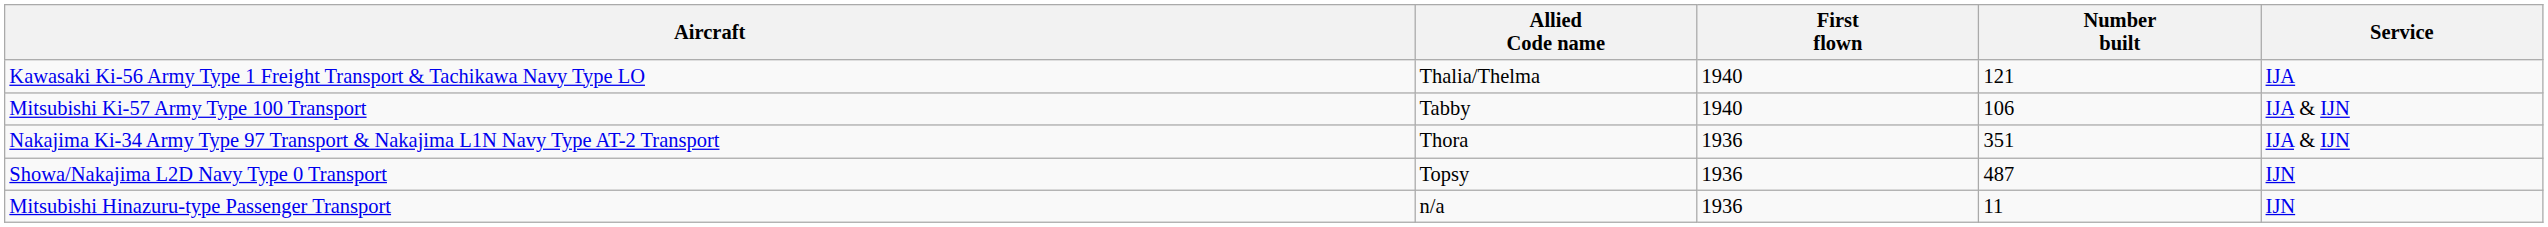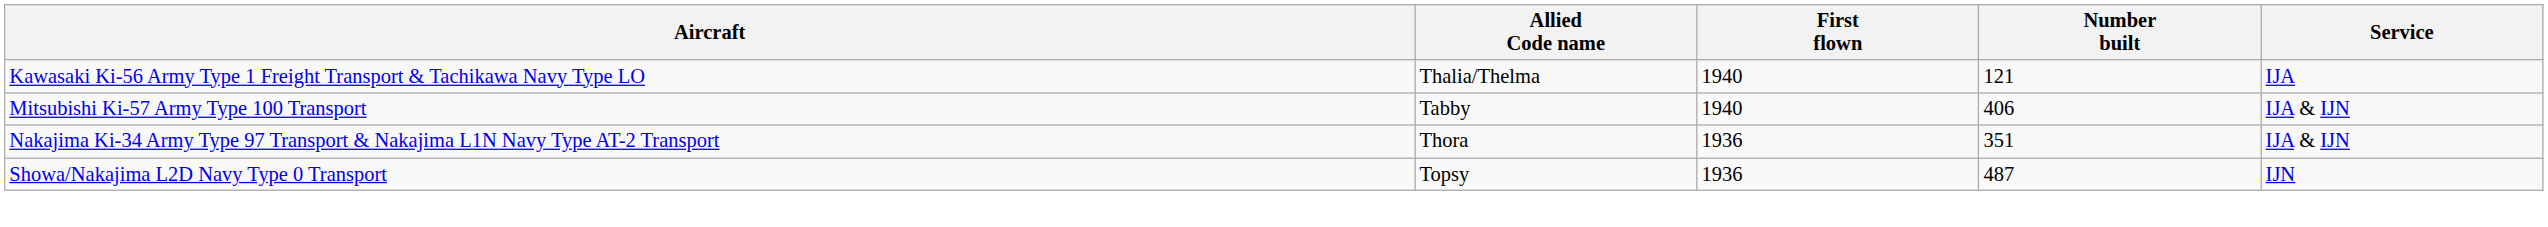(1999, 108) 106 -> (1999, 108) 406
- row: (200, 206)
